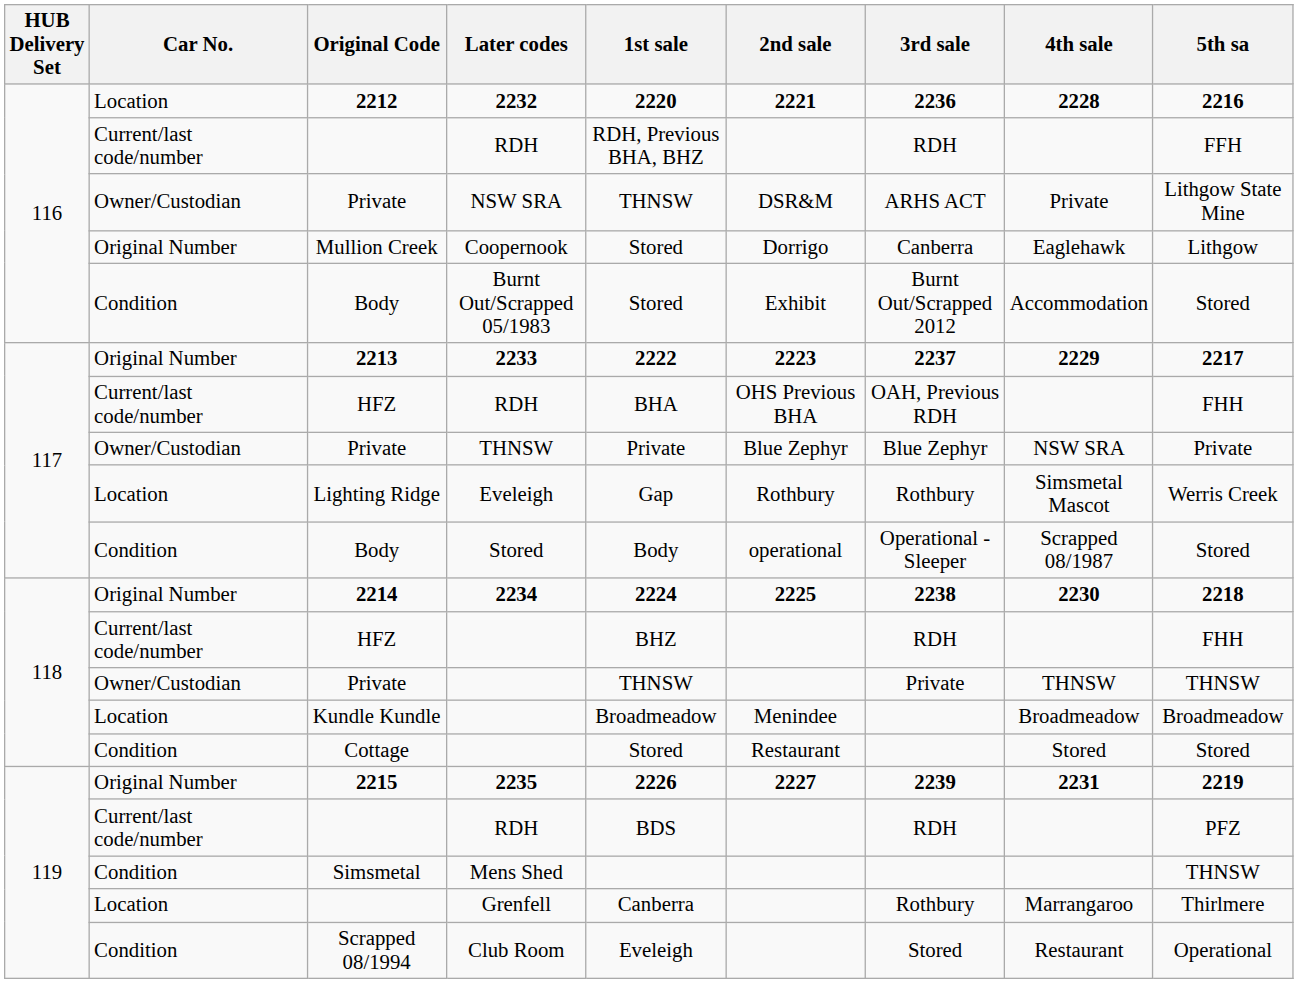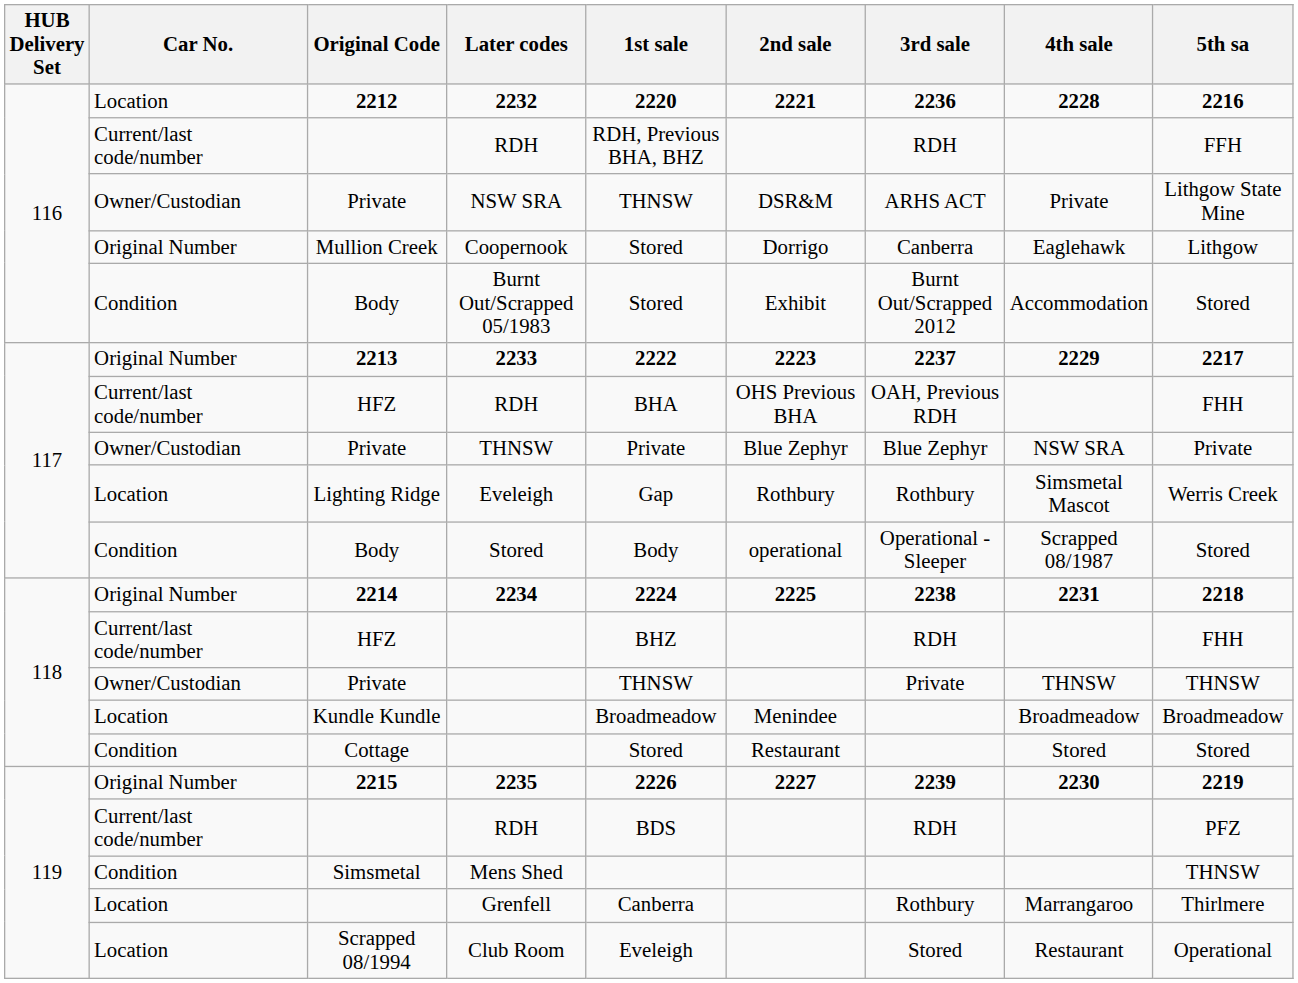(1079, 594) 2230 -> (1079, 594) 2231
(1079, 782) 2231 -> (1079, 782) 2230
(136, 949) Condition -> (131, 949) Location
